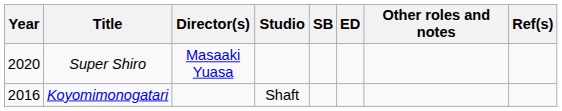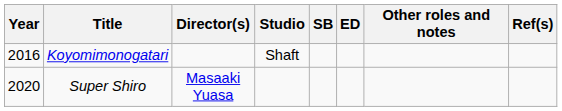rows swapped: (108, 94) <-> (108, 63)
